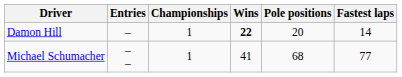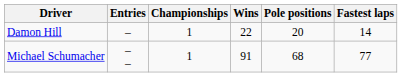(246, 31) bold -> (246, 31) normal
(246, 56) 41 -> (246, 56) 91
